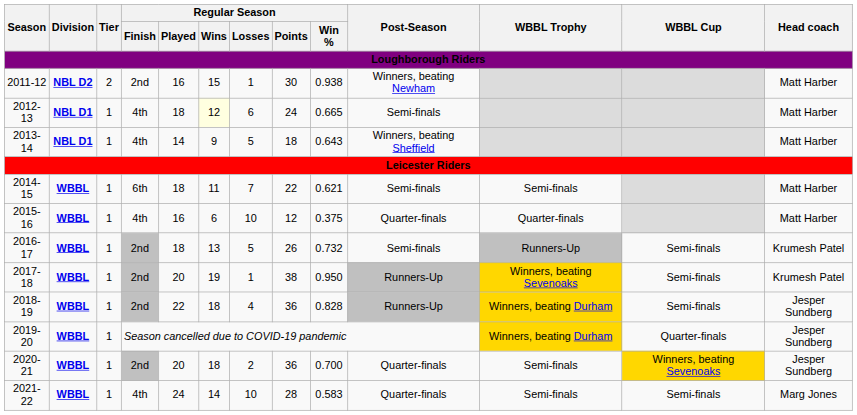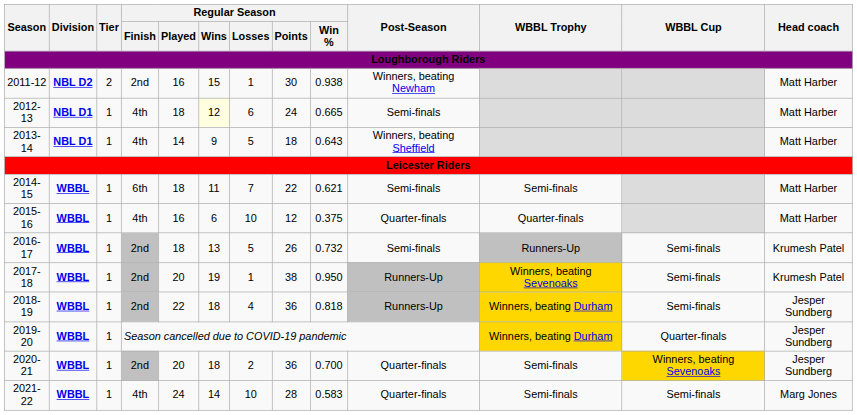(329, 306) 0.828 -> (329, 306) 0.818
